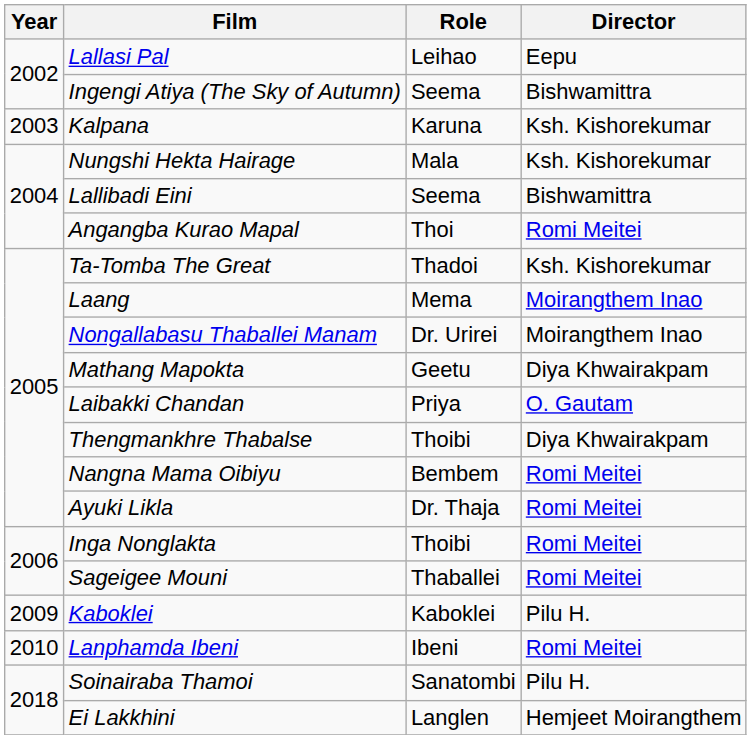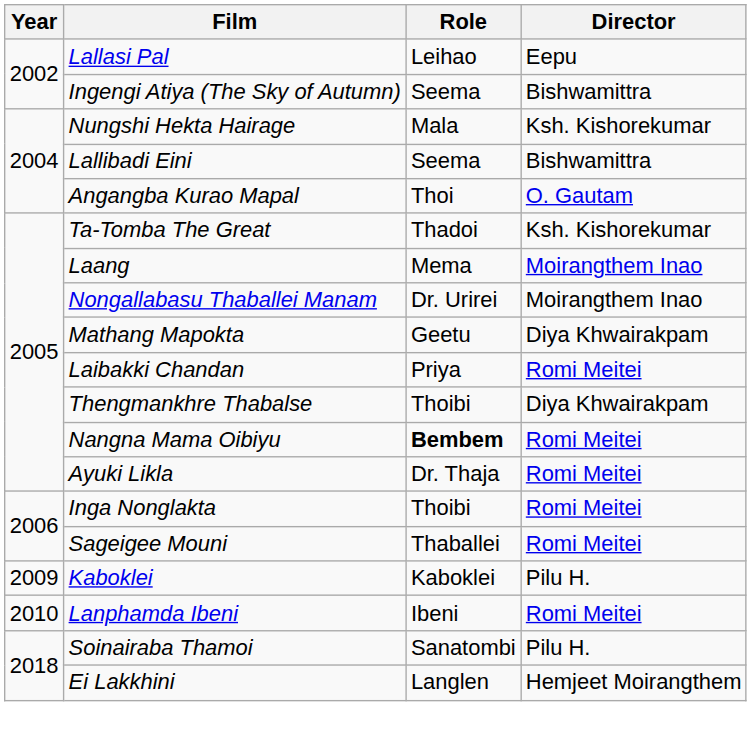- row: (109, 126)
(584, 230) Romi Meitei -> (579, 195) O. Gautam
(579, 404) O. Gautam -> (584, 369) Romi Meitei
(455, 473) normal -> (457, 439) bold
